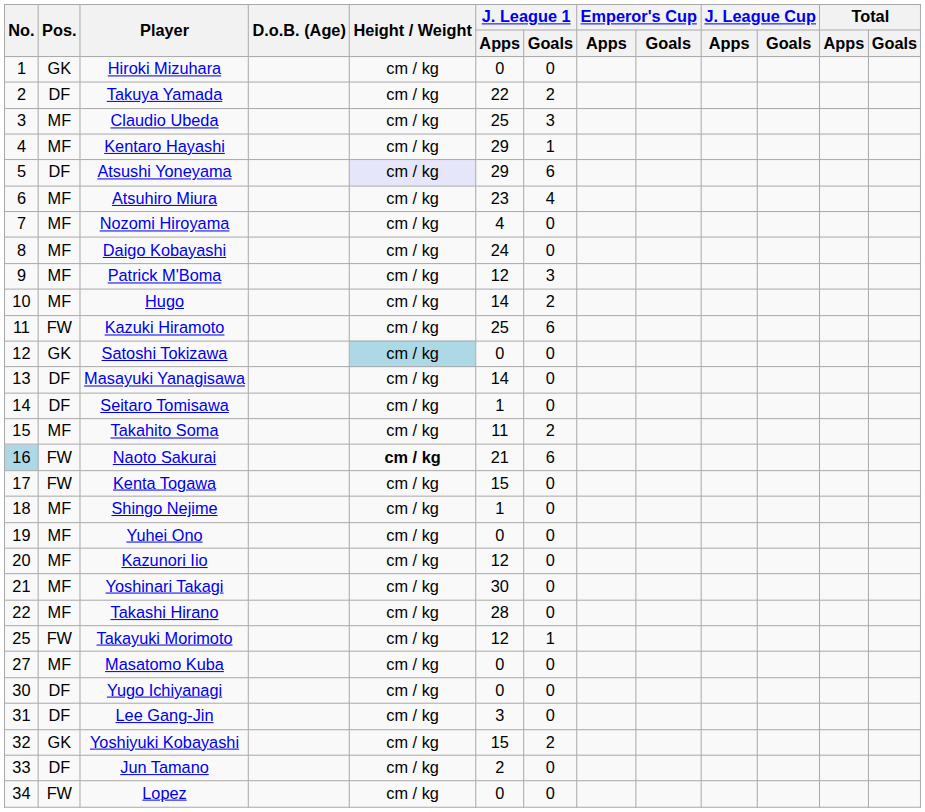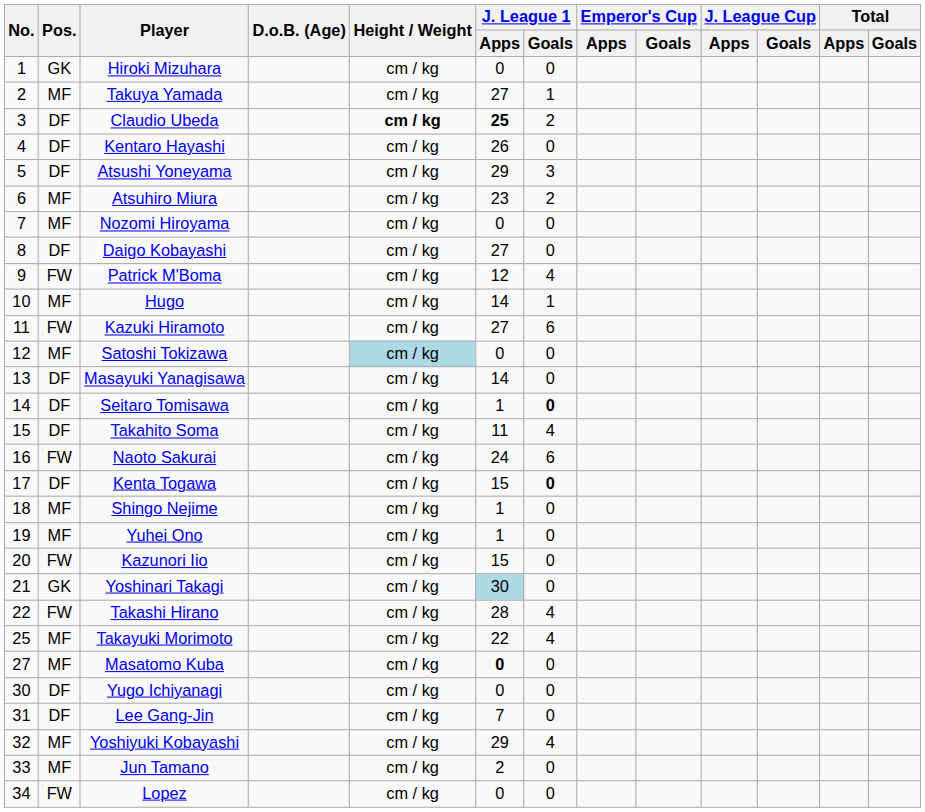(59, 95) DF -> (59, 95) MF
(500, 95) 22 -> (500, 95) 27
(550, 95) 2 -> (550, 95) 1
(59, 120) MF -> (59, 120) DF
(413, 120) normal -> (413, 120) bold
(500, 120) normal -> (500, 120) bold
(550, 120) 3 -> (550, 120) 2
(59, 146) MF -> (59, 146) DF
(500, 146) 29 -> (500, 146) 26
(550, 146) 1 -> (550, 146) 0
(413, 172) lavender background -> (413, 172) no background
(550, 172) 6 -> (550, 172) 3
(550, 198) 4 -> (550, 198) 2
(500, 224) 4 -> (500, 224) 0
(59, 250) MF -> (59, 250) DF
(500, 250) 24 -> (500, 250) 27
(59, 276) MF -> (59, 276) FW
(550, 276) 3 -> (550, 276) 4
(550, 302) 2 -> (550, 302) 1
(500, 328) 25 -> (500, 328) 27
(59, 353) GK -> (59, 353) MF
(550, 405) normal -> (550, 405) bold
(59, 431) MF -> (59, 431) DF
(550, 431) 2 -> (550, 431) 4
(21, 457) lightblue background -> (21, 457) no background
(413, 457) bold -> (413, 457) normal
(500, 457) 21 -> (500, 457) 24
(59, 483) FW -> (59, 483) DF
(550, 483) normal -> (550, 483) bold
(500, 535) 0 -> (500, 535) 1
(59, 560) MF -> (59, 560) FW
(500, 560) 12 -> (500, 560) 15
(59, 586) MF -> (59, 586) GK
(500, 586) no background -> (500, 586) lightblue background
(59, 612) MF -> (59, 612) FW
(550, 612) 0 -> (550, 612) 4
(59, 638) FW -> (59, 638) MF
(500, 638) 12 -> (500, 638) 22
(550, 638) 1 -> (550, 638) 4
(500, 664) normal -> (500, 664) bold
(500, 716) 3 -> (500, 716) 7
(59, 742) GK -> (59, 742) MF
(500, 742) 15 -> (500, 742) 29
(550, 742) 2 -> (550, 742) 4
(59, 768) DF -> (59, 768) MF
